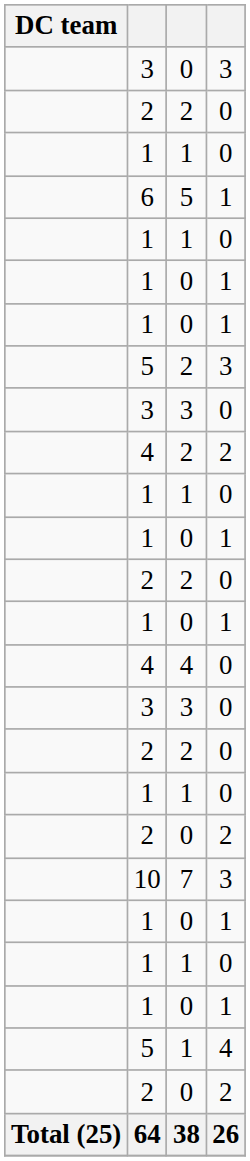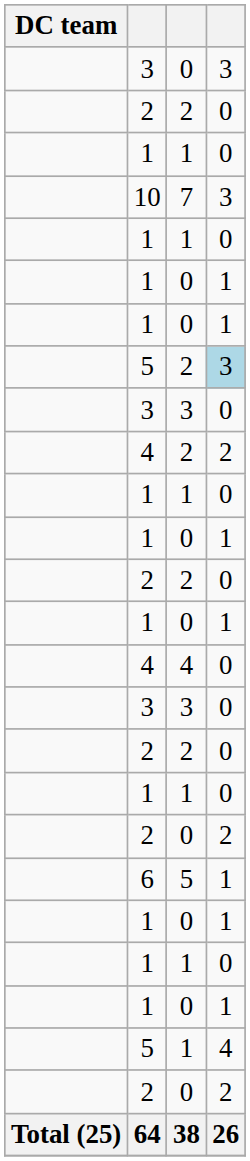rows swapped: (147, 878) <-> (147, 196)
(226, 366) no background -> (226, 366) lightblue background
